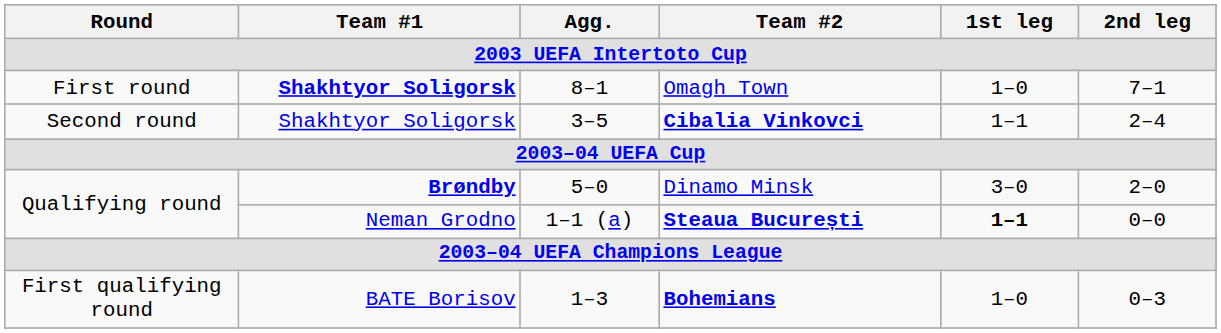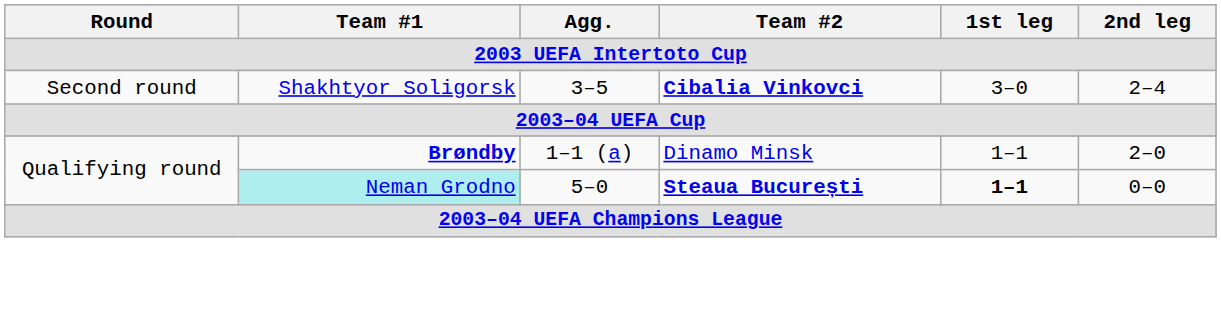- row: (726, 88)
(1009, 121) 1–1 -> (1009, 88) 3–0
(590, 187) 5–0 -> (590, 153) 1–1 (a)
(1009, 187) 3–0 -> (1009, 153) 1–1
(441, 221) no background -> (441, 187) paleturquoise background
(590, 221) 1–1 (a) -> (590, 187) 5–0
- row: (720, 299)
